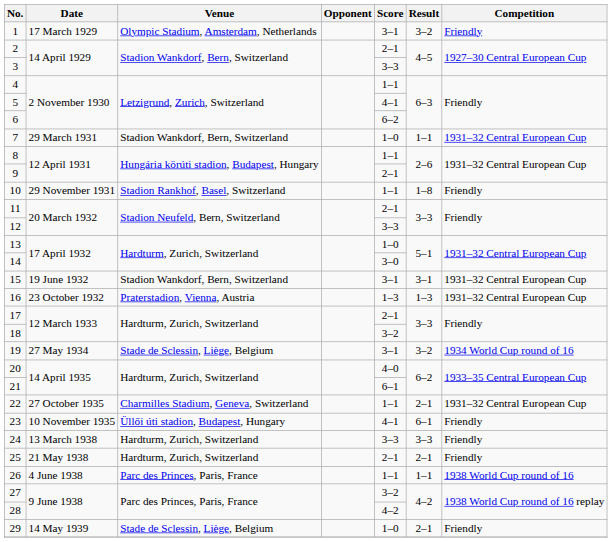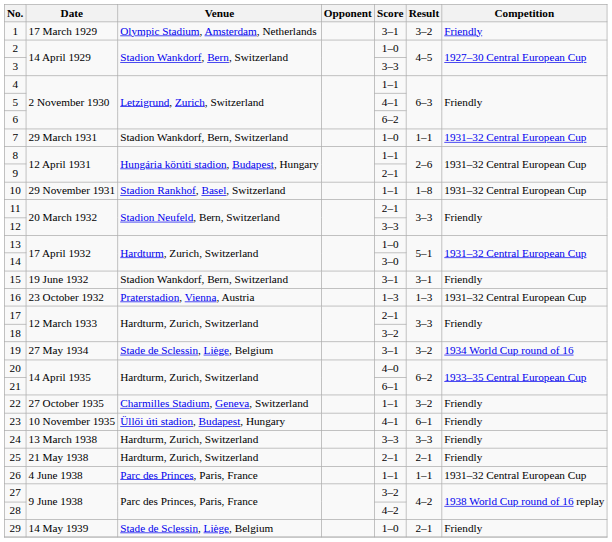(390, 48) 2–1 -> (390, 48) 1–0
(463, 191) Friendly -> (515, 191) 1931–32 Central European Cup
(515, 279) 1931–32 Central European Cup -> (463, 279) Friendly
(424, 404) 2–1 -> (424, 404) 3–2
(515, 404) 1931–32 Central European Cup -> (463, 404) Friendly
(509, 475) 1938 World Cup round of 16 -> (515, 475) 1931–32 Central European Cup
